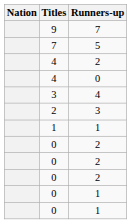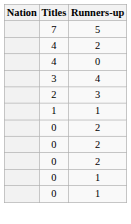- row: (54, 29)
